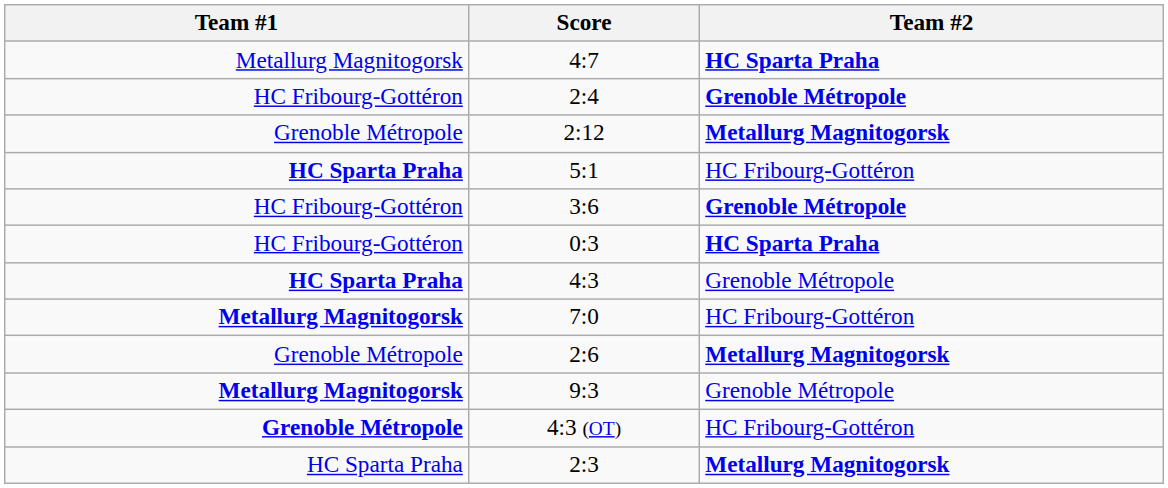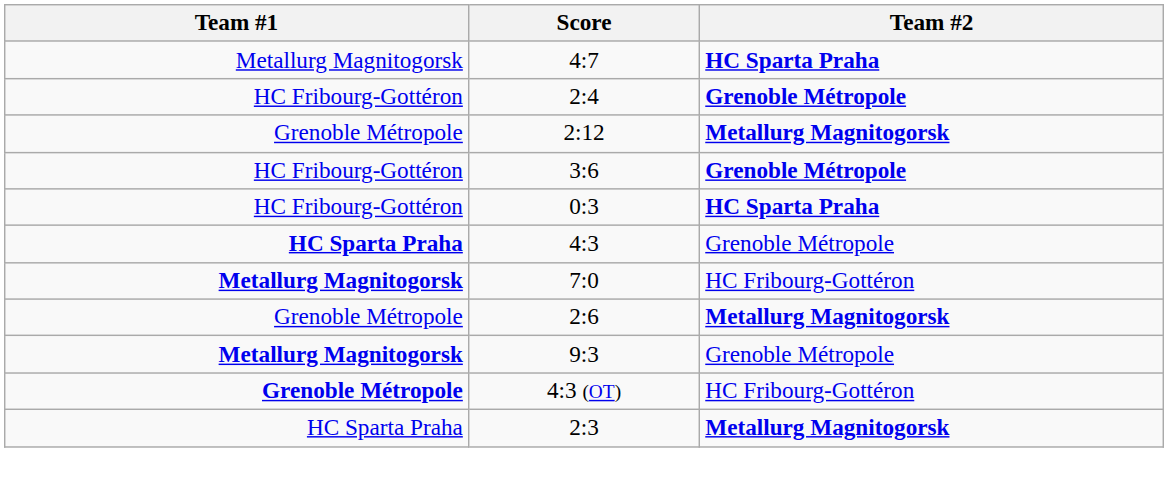- row: (584, 170)
